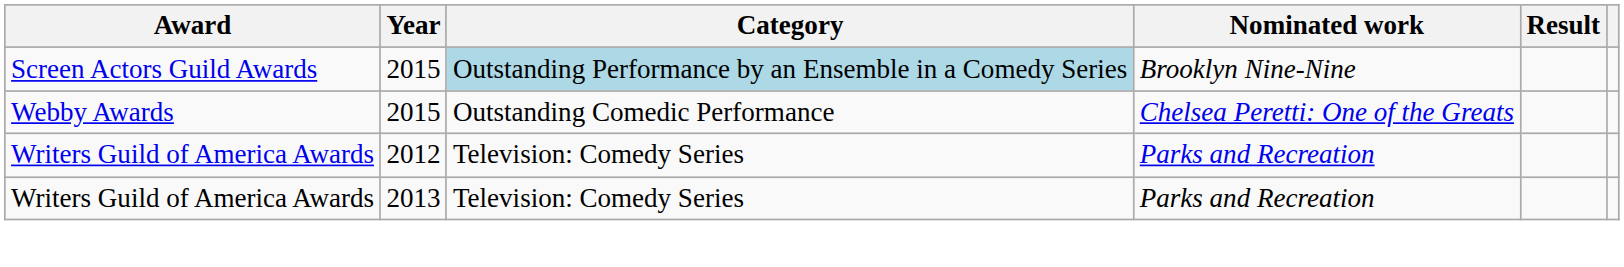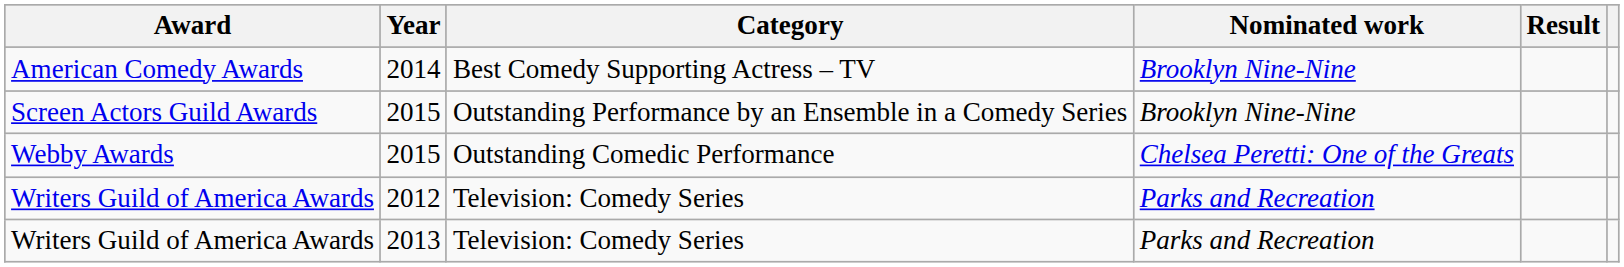+ row: (157, 68)
(790, 68) lightblue background -> (790, 111) no background
